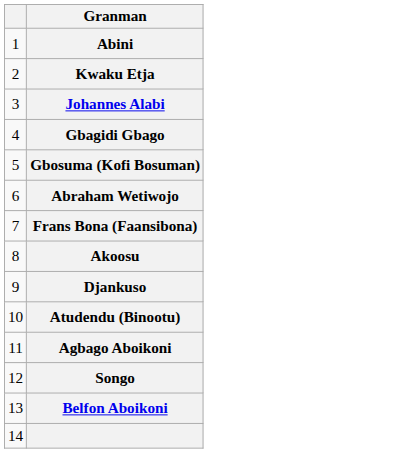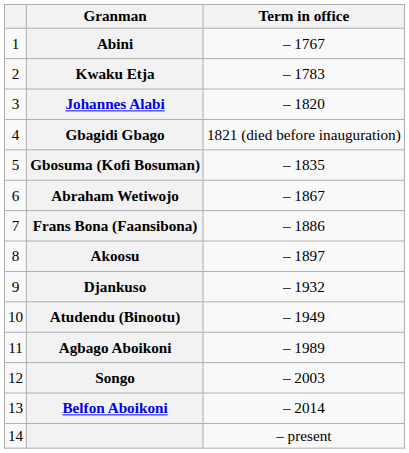+ column: (304, 16)
